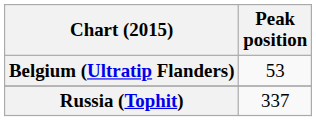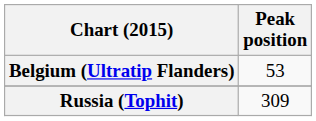(275, 100) 337 -> (275, 100) 309
